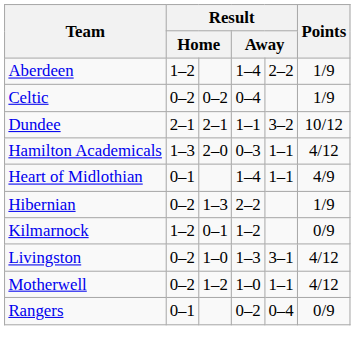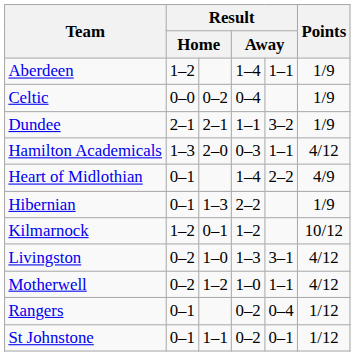(281, 71) 2–2 -> (281, 71) 1–1
(182, 97) 0–2 -> (182, 97) 0–0
(324, 124) 10/12 -> (324, 124) 1/9
(281, 177) 1–1 -> (281, 177) 2–2
(182, 204) 0–2 -> (182, 204) 0–1
(324, 230) 0/9 -> (324, 230) 10/12
(324, 310) 0/9 -> (324, 310) 1/12
+ row: (51, 337)
